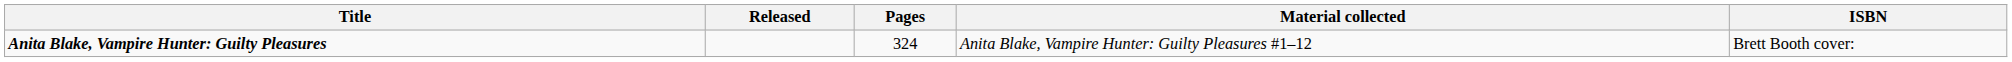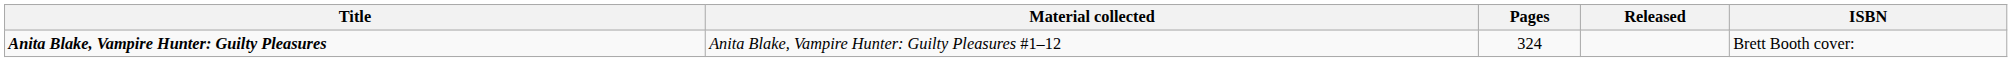columns swapped: (1343, 17) <-> (780, 17)
